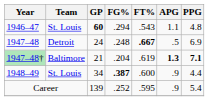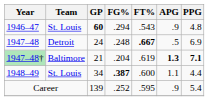(173, 27) 1.1 -> (175, 27) .9
(175, 73) .9 -> (173, 73) 1.1
